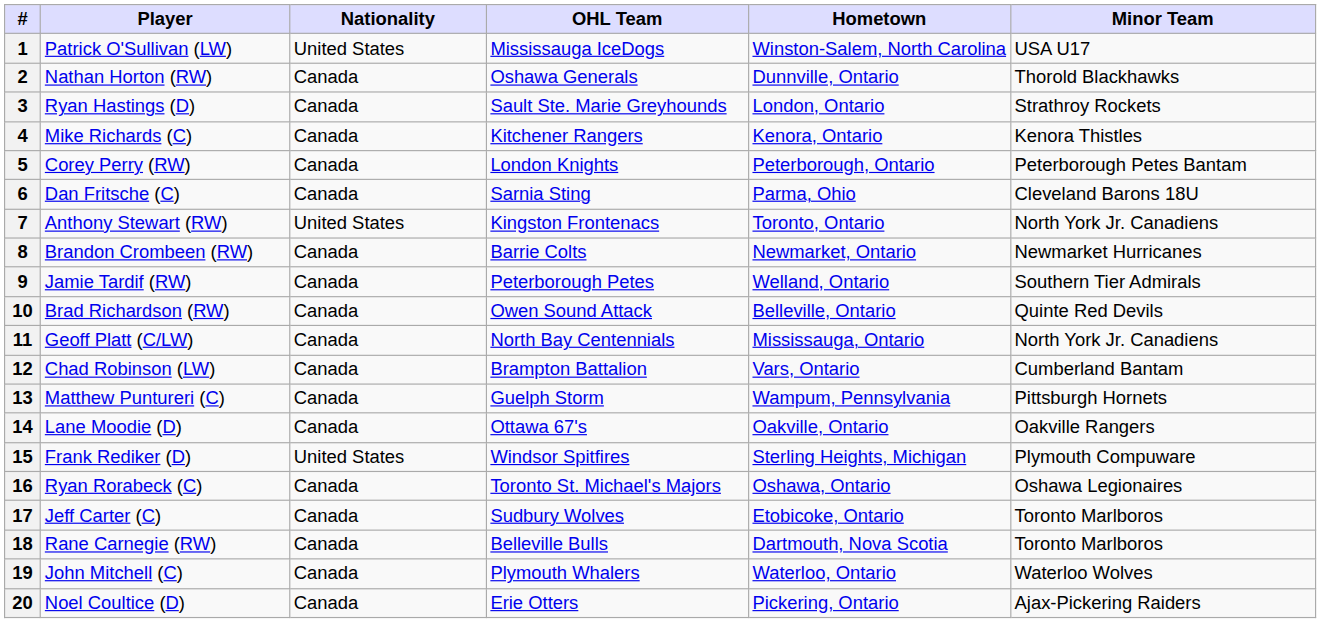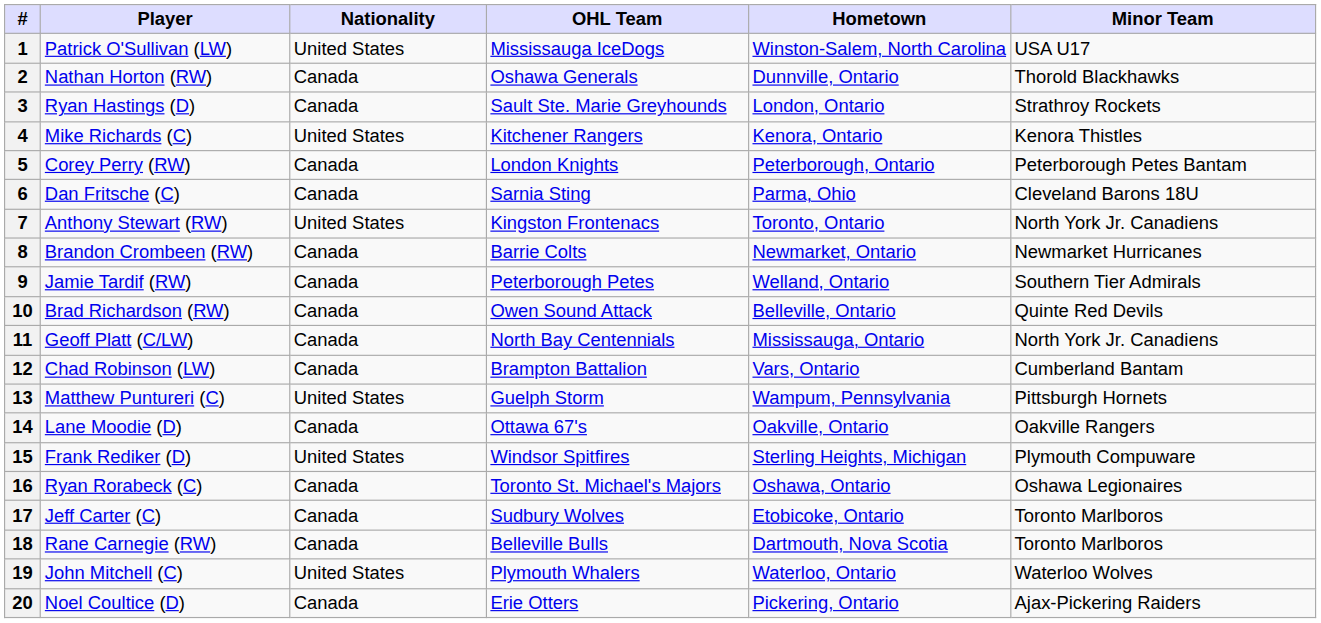(326, 135) Canada -> (349, 135) United States
(326, 398) Canada -> (349, 398) United States
(326, 573) Canada -> (349, 573) United States
